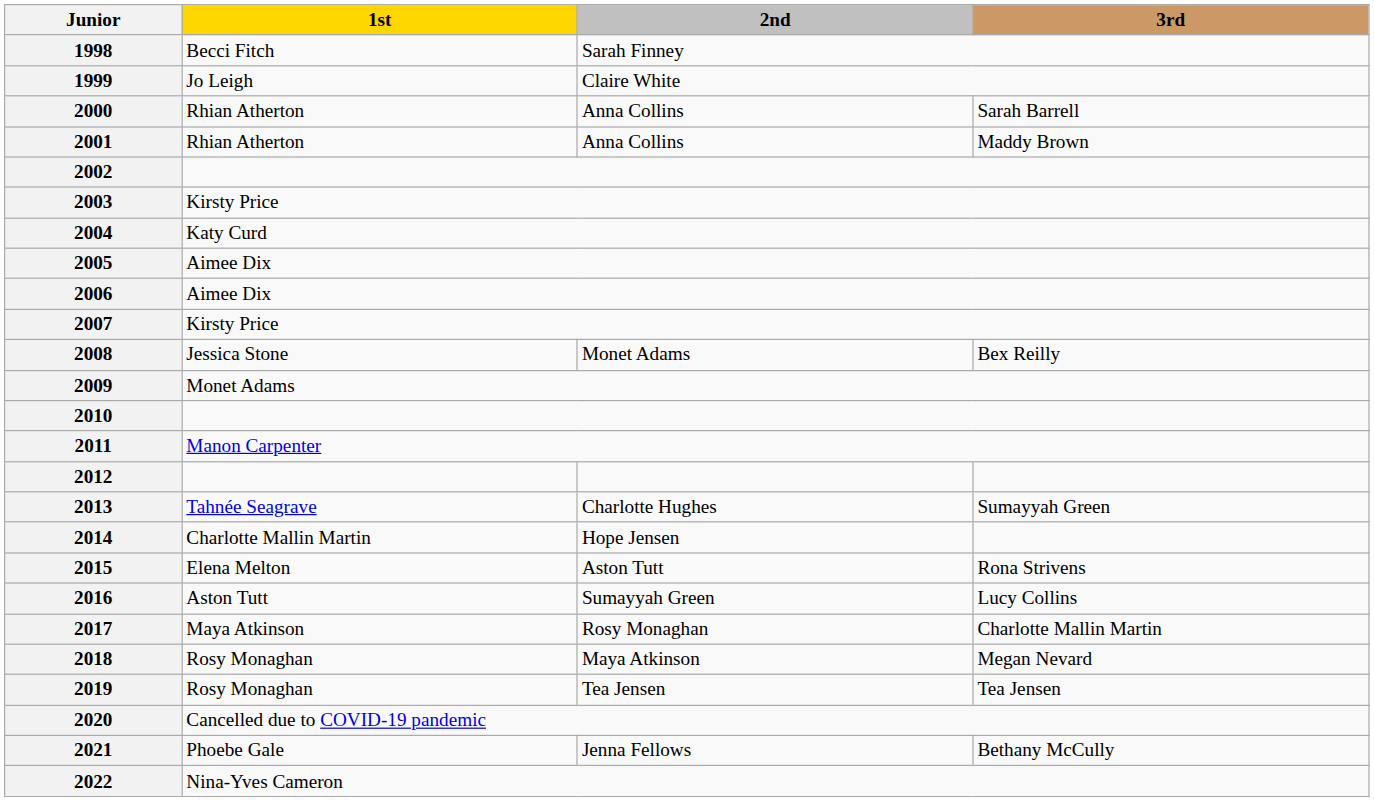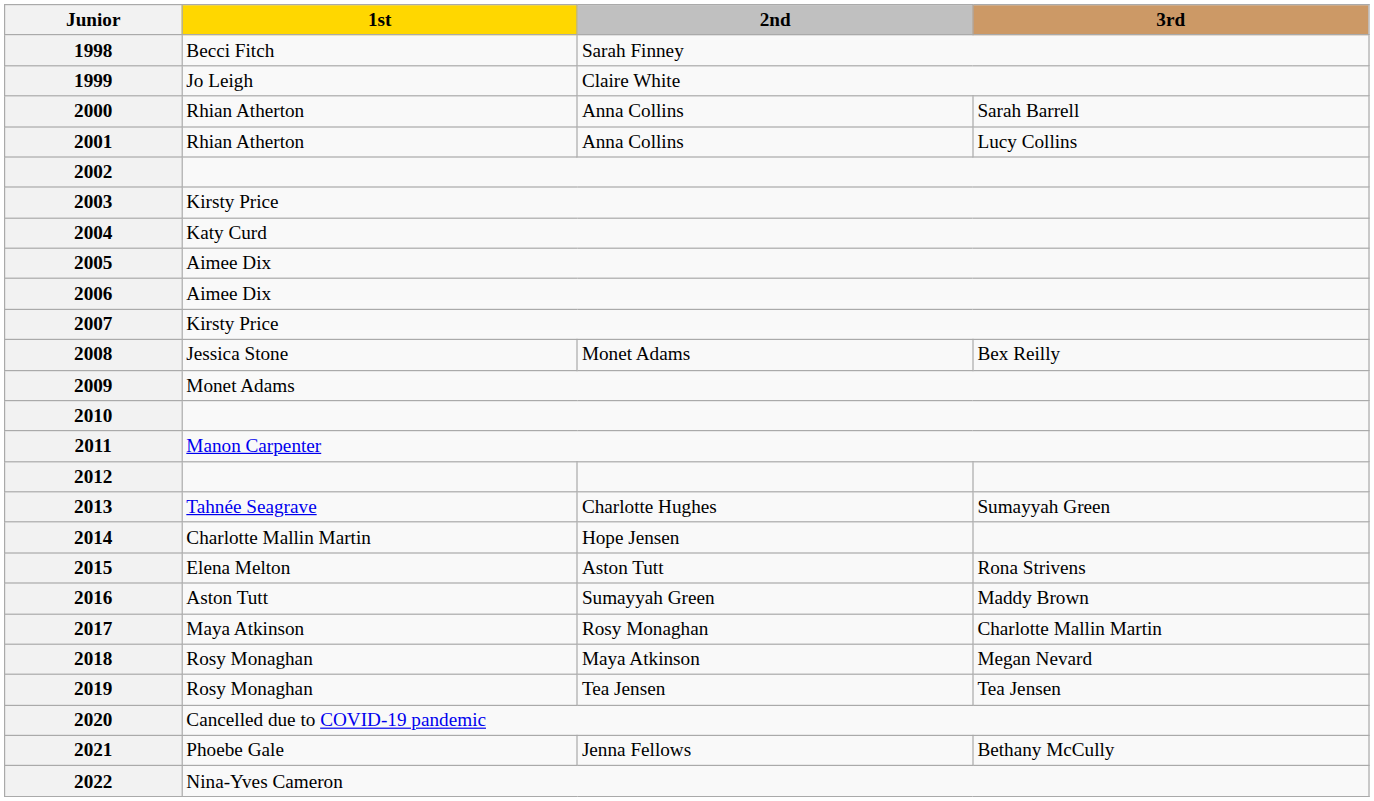(1033, 141) Maddy Brown -> (1027, 141) Lucy Collins
(1027, 598) Lucy Collins -> (1033, 598) Maddy Brown
